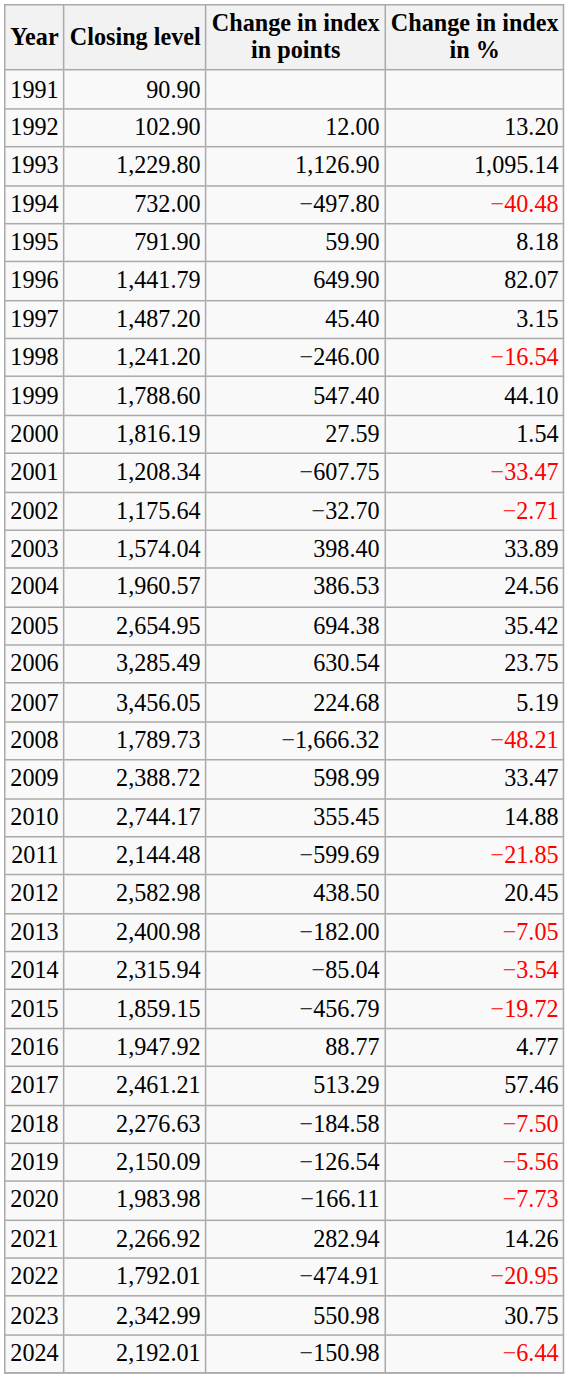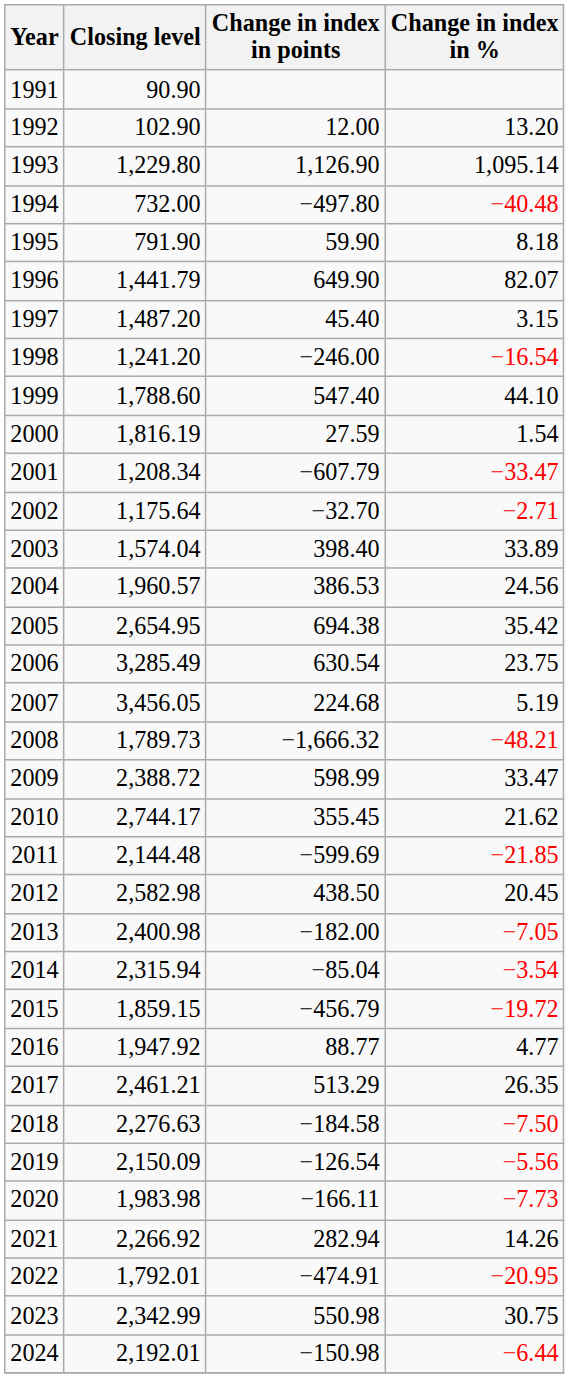(340, 472) −607.75 -> (340, 472) −607.79
(531, 817) 14.88 -> (531, 817) 21.62
(531, 1085) 57.46 -> (531, 1085) 26.35
